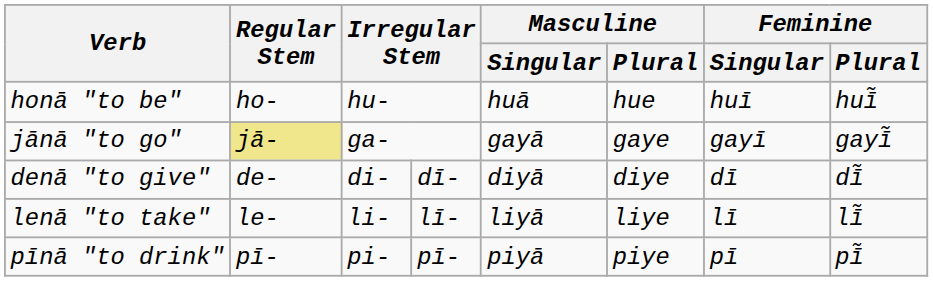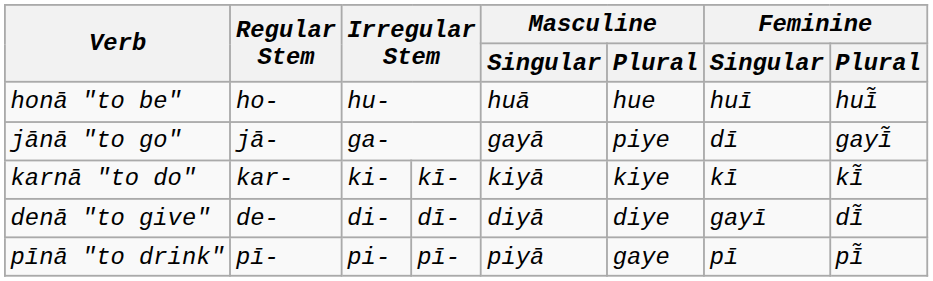(257, 141) khaki background -> (257, 141) no background
(641, 141) gaye -> (641, 141) piye
(738, 141) gayī -> (724, 141) dī
+ row: (103, 179)
(724, 179) dī -> (738, 218) gayī
- row: (111, 218)
(641, 257) piye -> (641, 257) gaye
